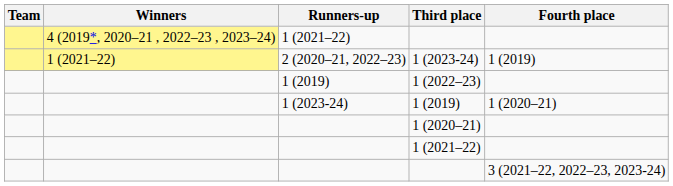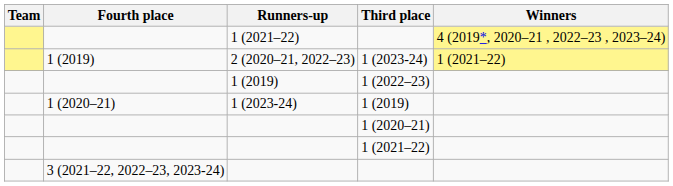columns swapped: (161, 15) <-> (577, 15)
